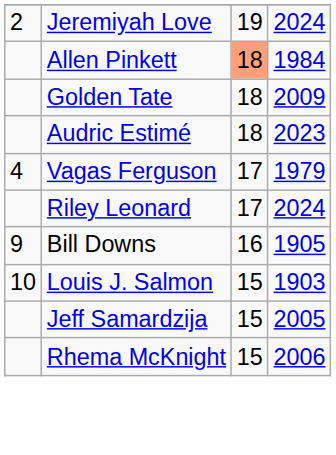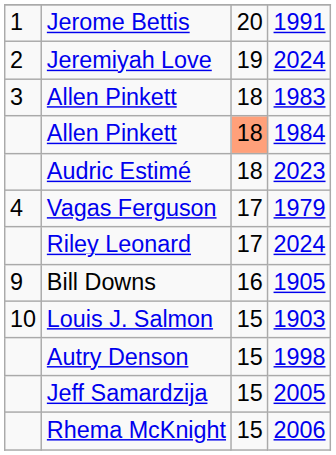+ row: (118, 23)
+ row: (112, 97)
- row: (110, 97)
+ row: (118, 356)
